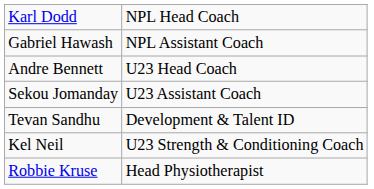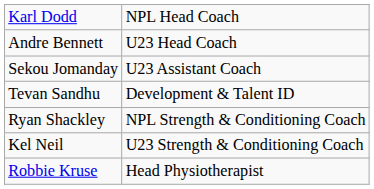- row: (61, 42)
+ row: (57, 119)
